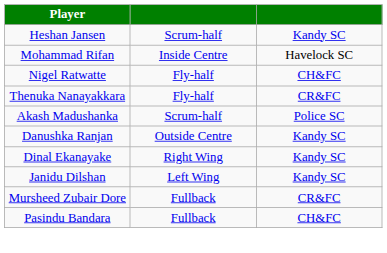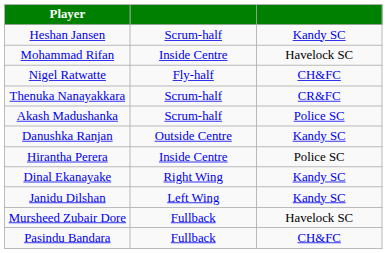(193, 95) Fly-half -> (193, 95) Scrum-half
+ row: (67, 156)
(319, 197) CR&FC -> (319, 217) Havelock SC
